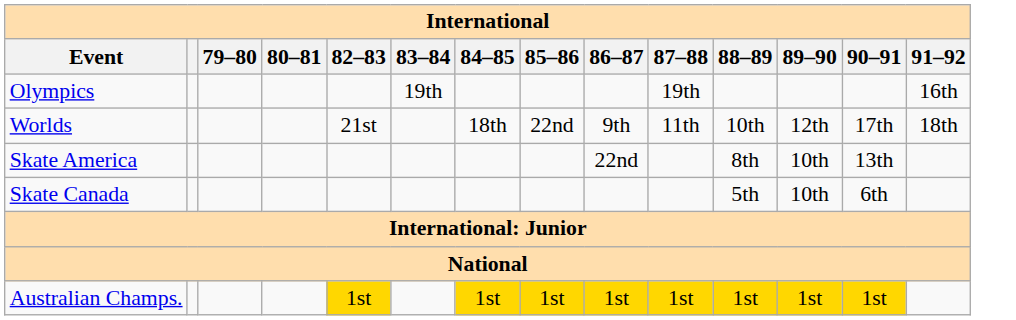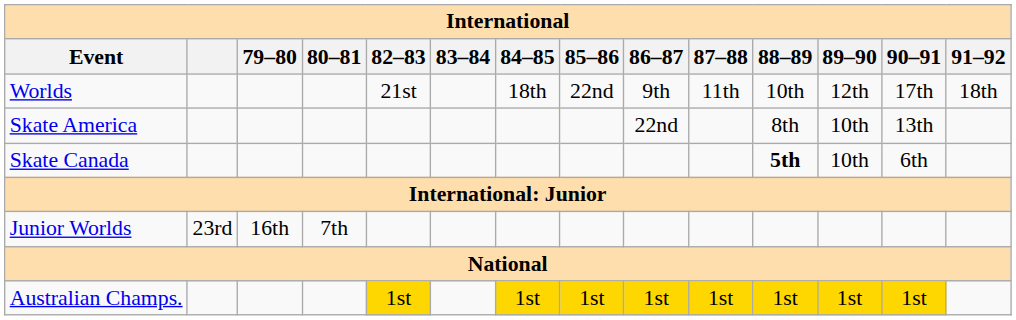- row: (52, 90)
(745, 194) normal -> (785, 159) bold
+ row: (71, 228)
